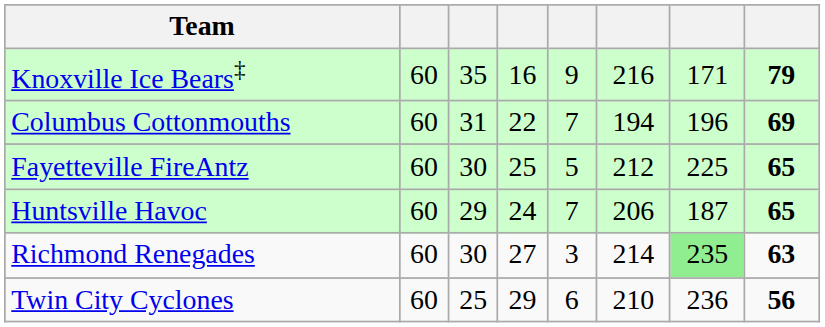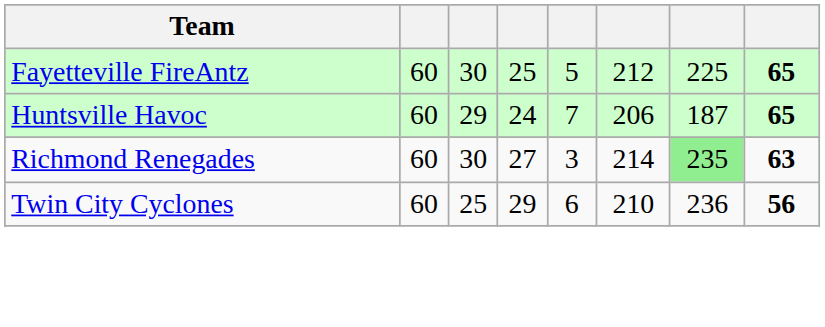- row: (128, 74)
- row: (151, 122)
